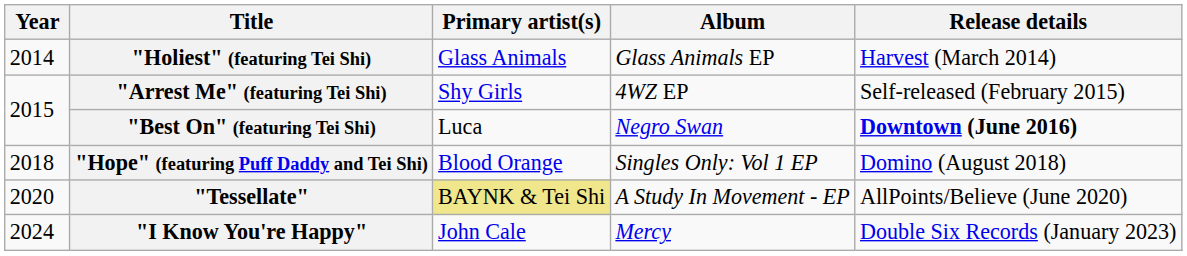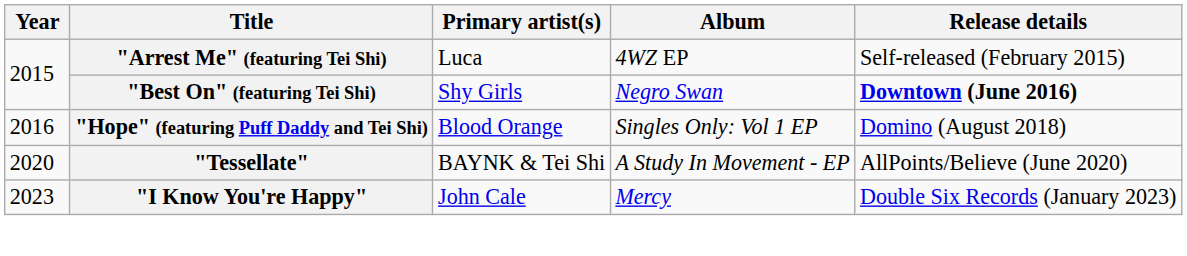- row: (252, 57)
(480, 92) Shy Girls -> (460, 57) Luca
(460, 127) Luca -> (480, 92) Shy Girls
(32, 162) 2018 -> (32, 127) 2016
(522, 197) khaki background -> (522, 162) no background
(32, 232) 2024 -> (32, 197) 2023
